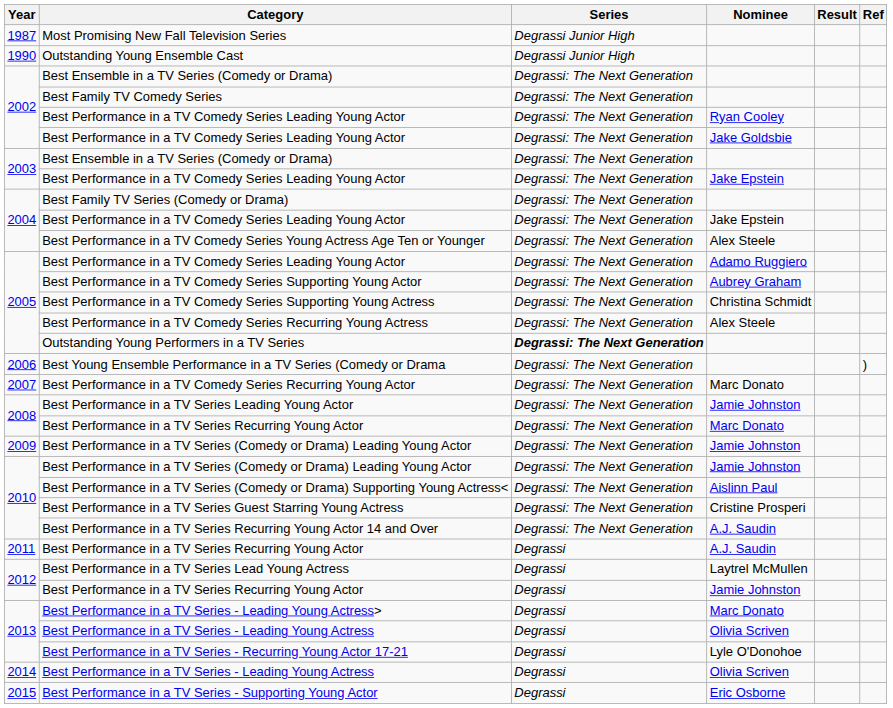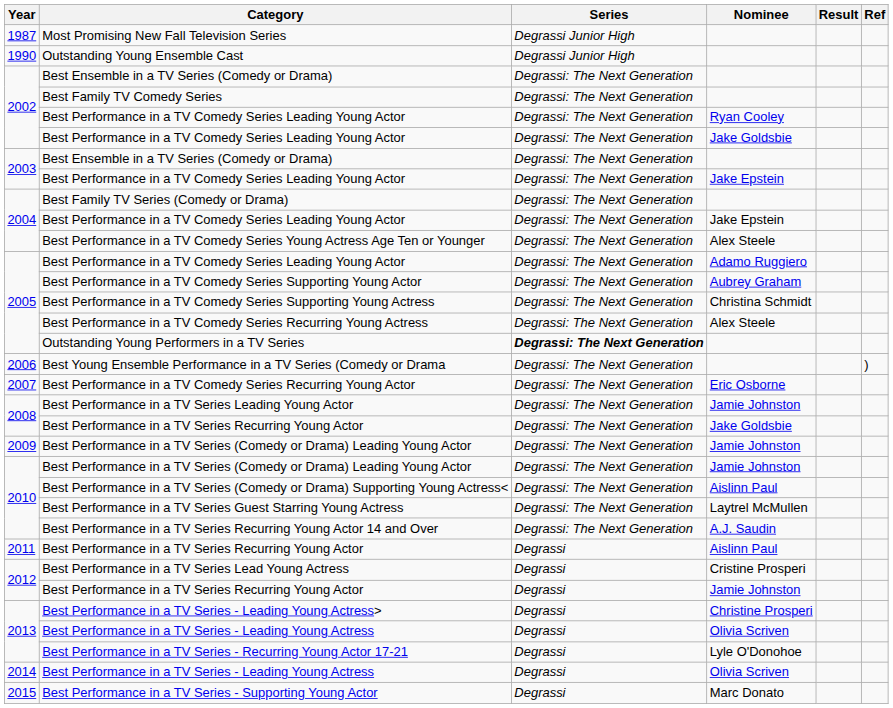(747, 384) Marc Donato -> (748, 384) Eric Osborne
(747, 425) Marc Donato -> (751, 425) Jake Goldsbie
(758, 508) Cristine Prosperi -> (759, 508) Laytrel McMullen
(743, 549) A.J. Saudin -> (744, 549) Aislinn Paul
(759, 569) Laytrel McMullen -> (758, 569) Cristine Prosperi
(747, 610) Marc Donato -> (761, 610) Christine Prosperi
(748, 693) Eric Osborne -> (747, 693) Marc Donato
